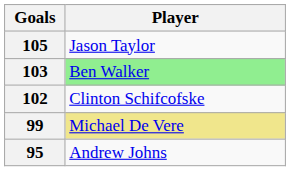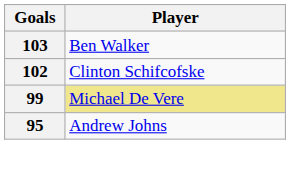- row: (35, 44)
(109, 71) lightgreen background -> (109, 44) no background
